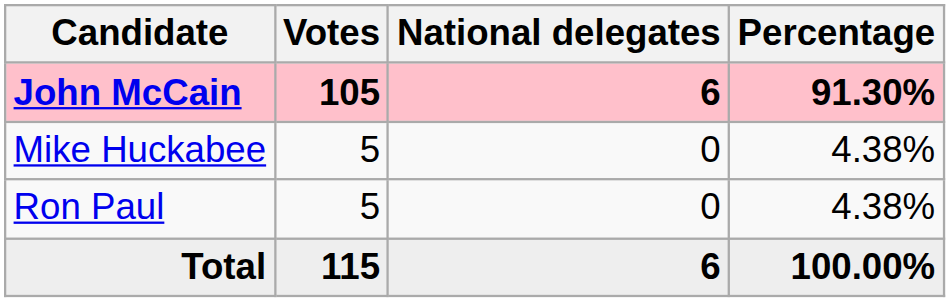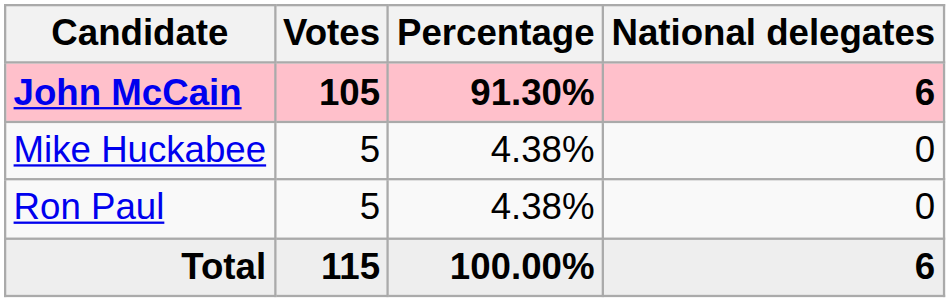columns swapped: (836, 33) <-> (559, 33)
